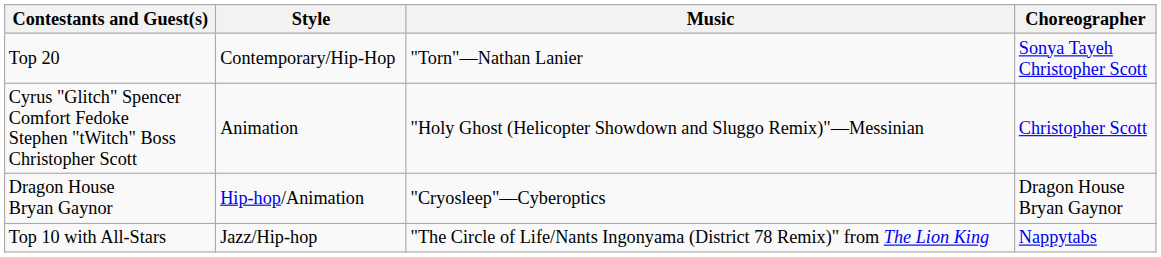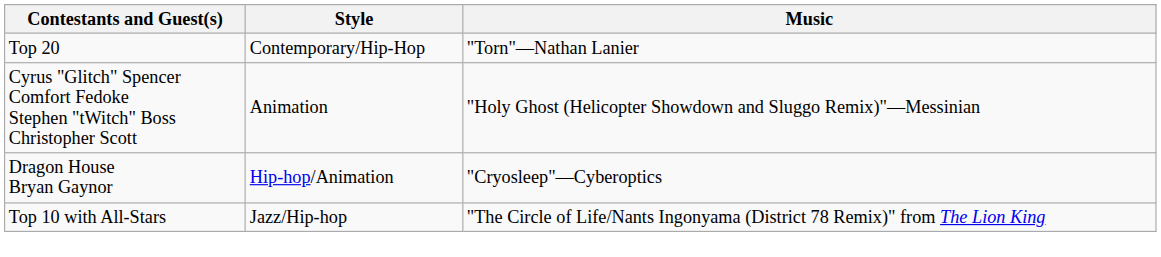- column: (1085, 18)
